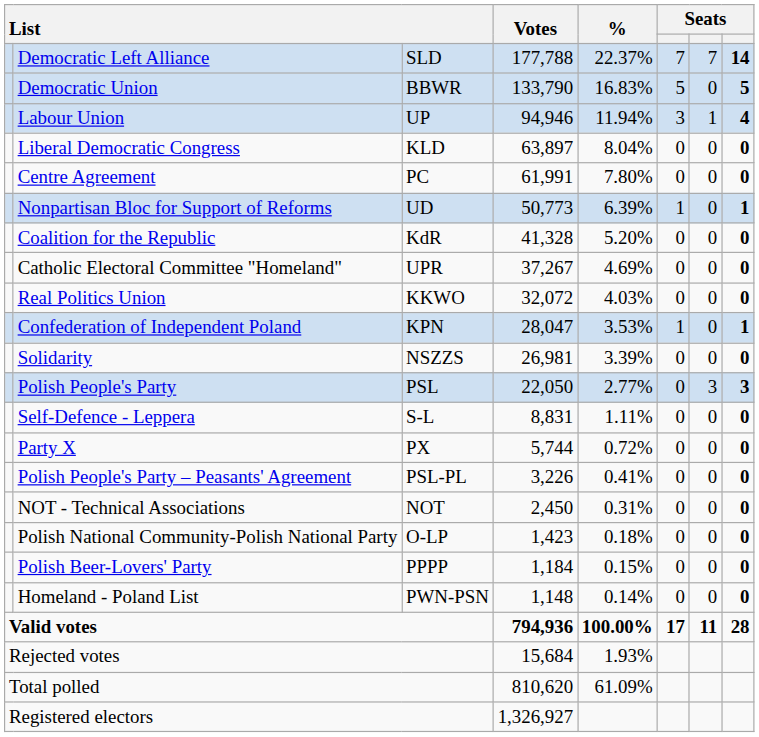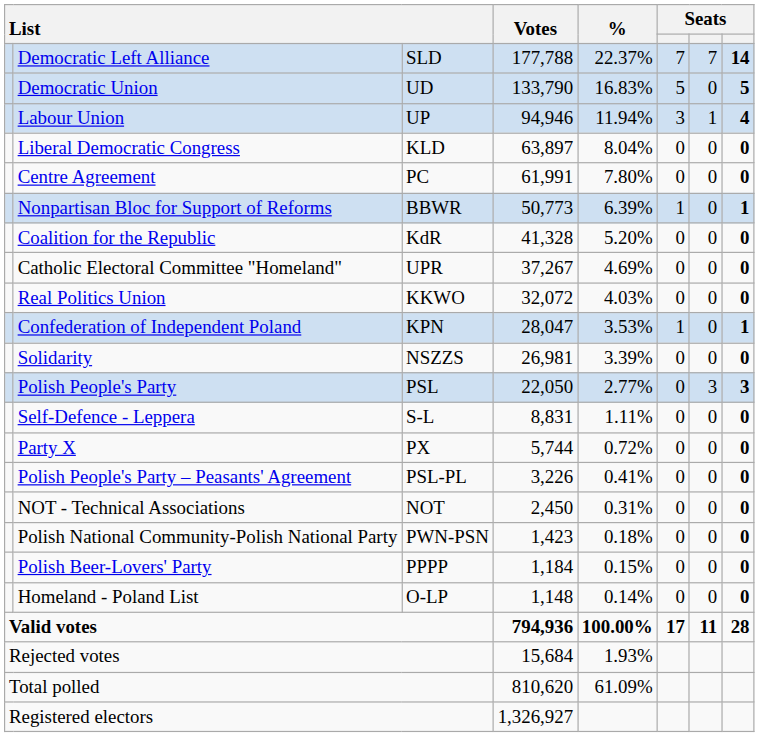(434, 88) BBWR -> (420, 88) UD
(420, 207) UD -> (434, 207) BBWR
(427, 537) O-LP -> (447, 537) PWN-PSN
(447, 597) PWN-PSN -> (427, 597) O-LP
